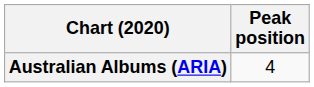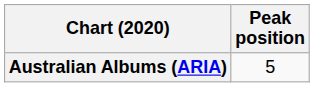(270, 67) 4 -> (270, 67) 5
